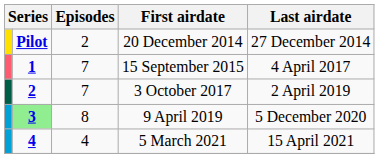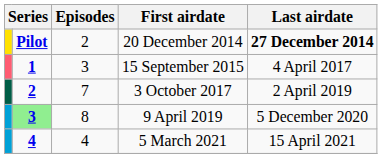(311, 41) normal -> (312, 41) bold
(85, 66) 7 -> (85, 66) 3
